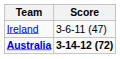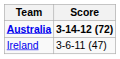rows swapped: (23, 29) <-> (29, 45)
